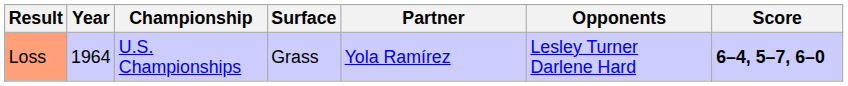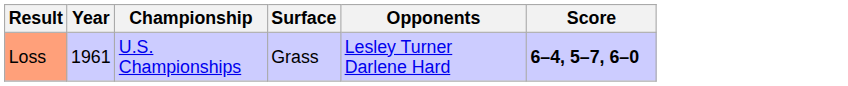- column: (433, 18)
(91, 56) 1964 -> (91, 56) 1961
